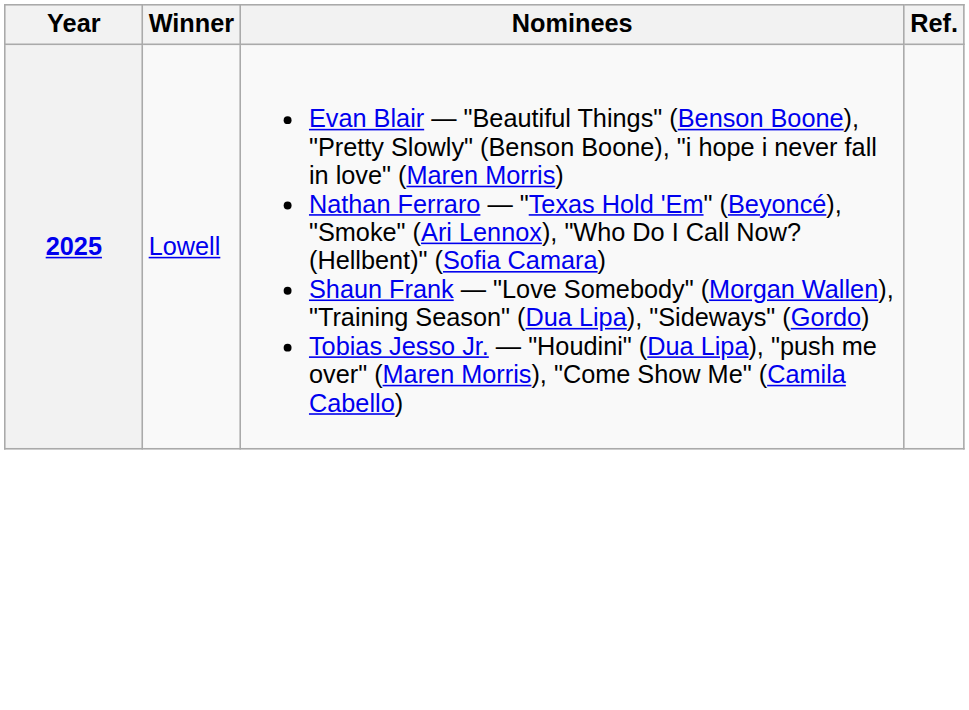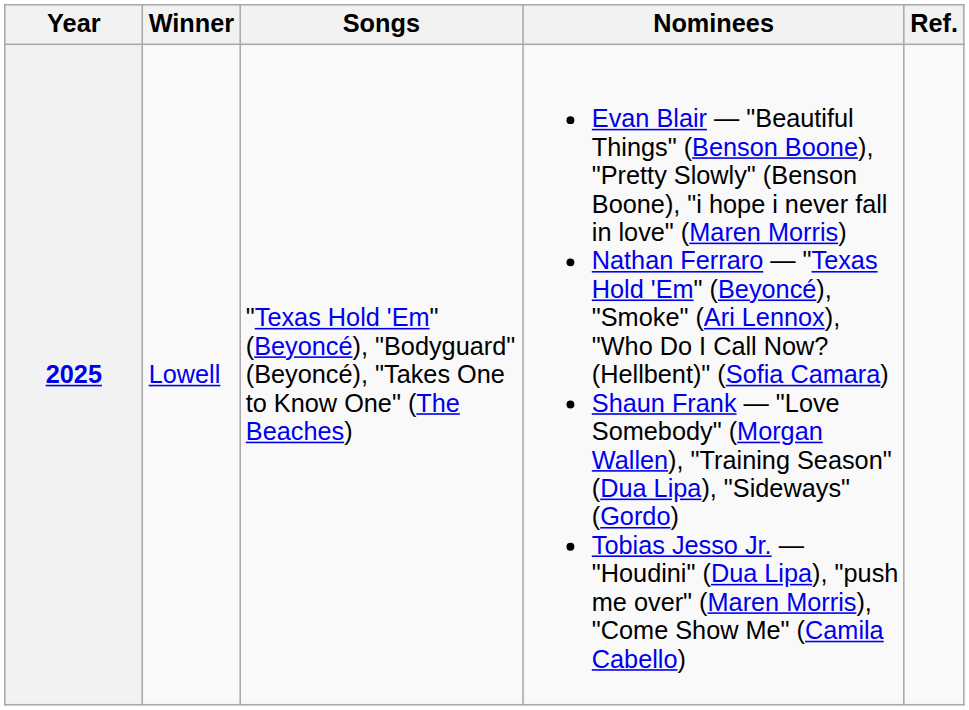+ column: (381, 24)
